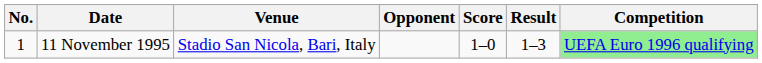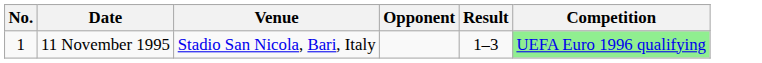- column: (483, 17)
